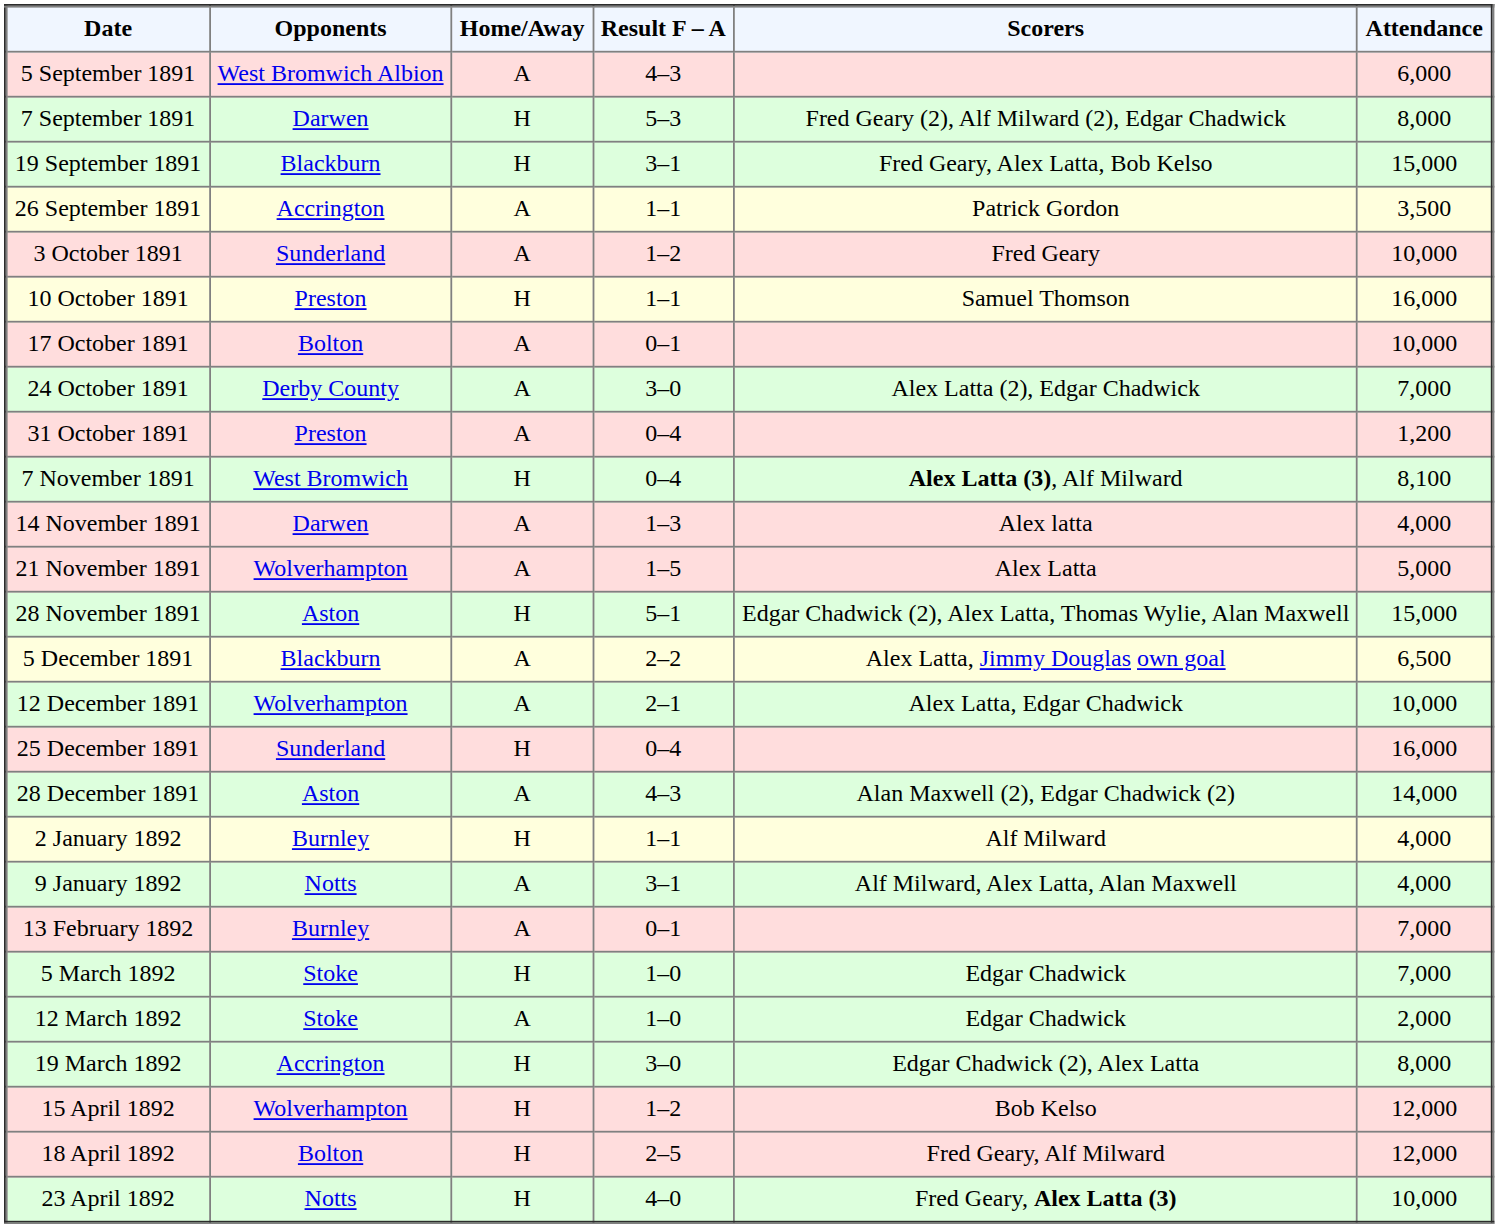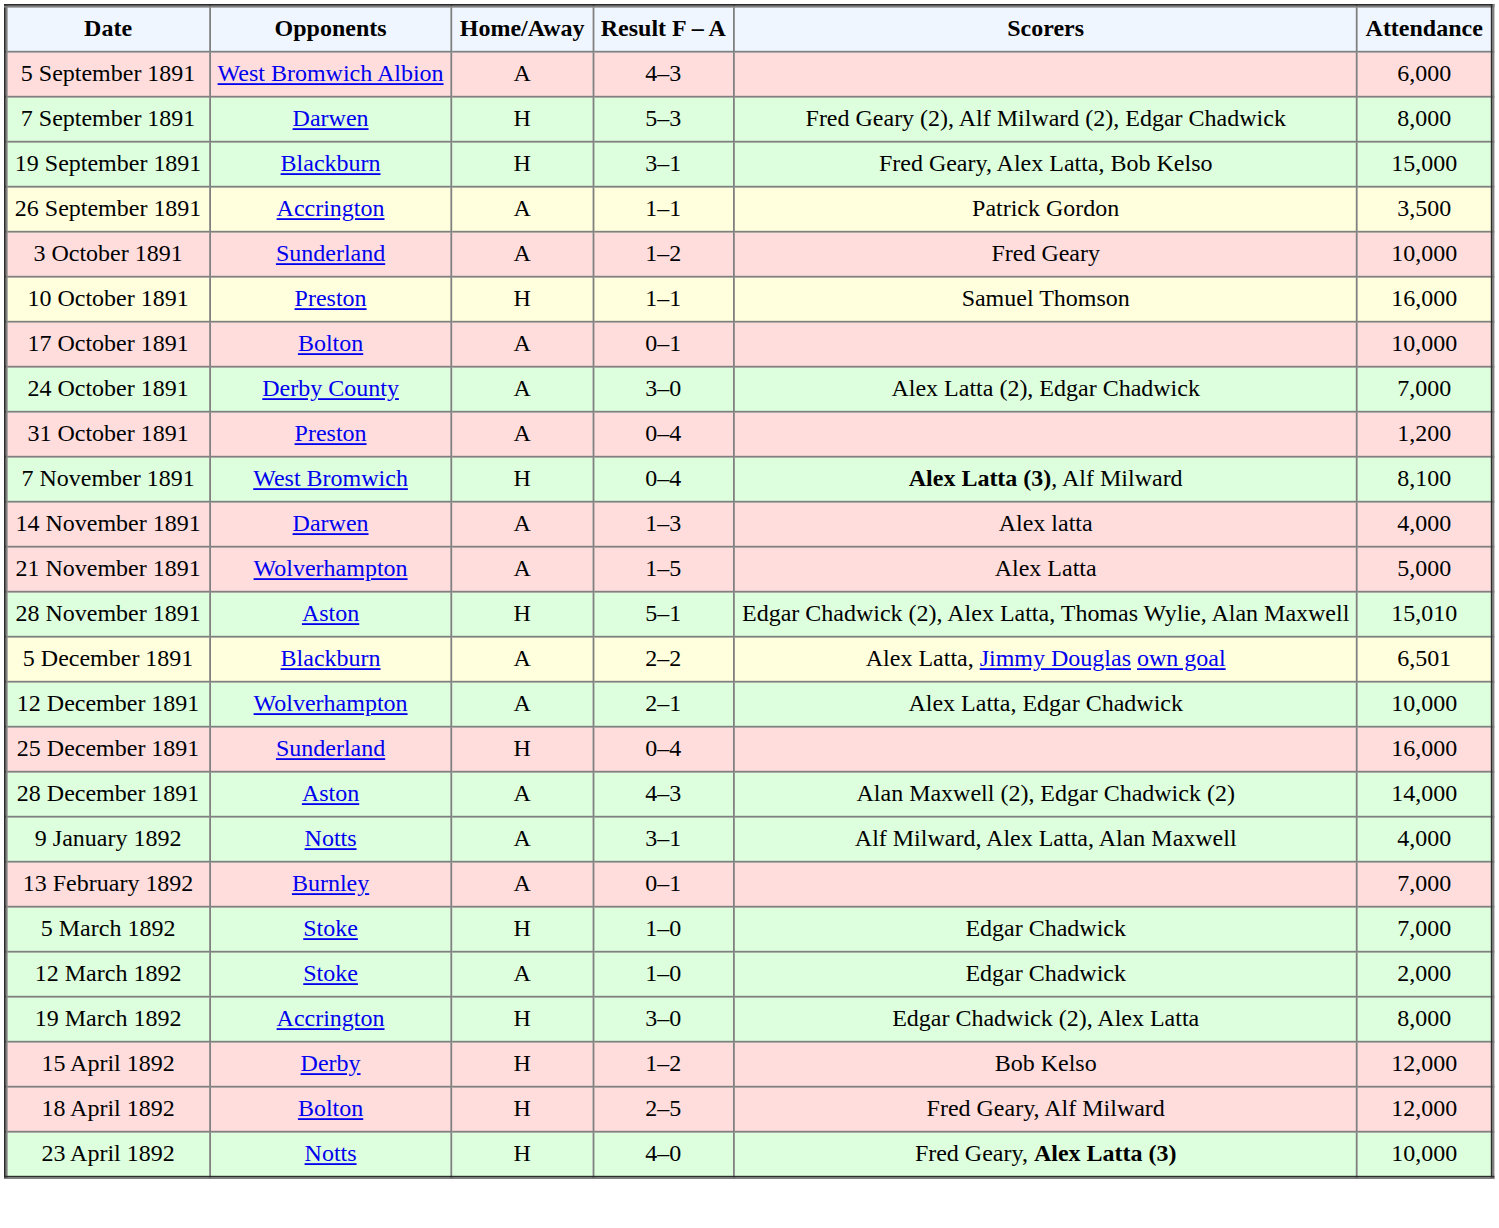(1424, 613) 15,000 -> (1424, 613) 15,010
(1424, 658) 6,500 -> (1424, 658) 6,501
- row: (108, 838)
(331, 1108) Wolverhampton -> (331, 1063) Derby
